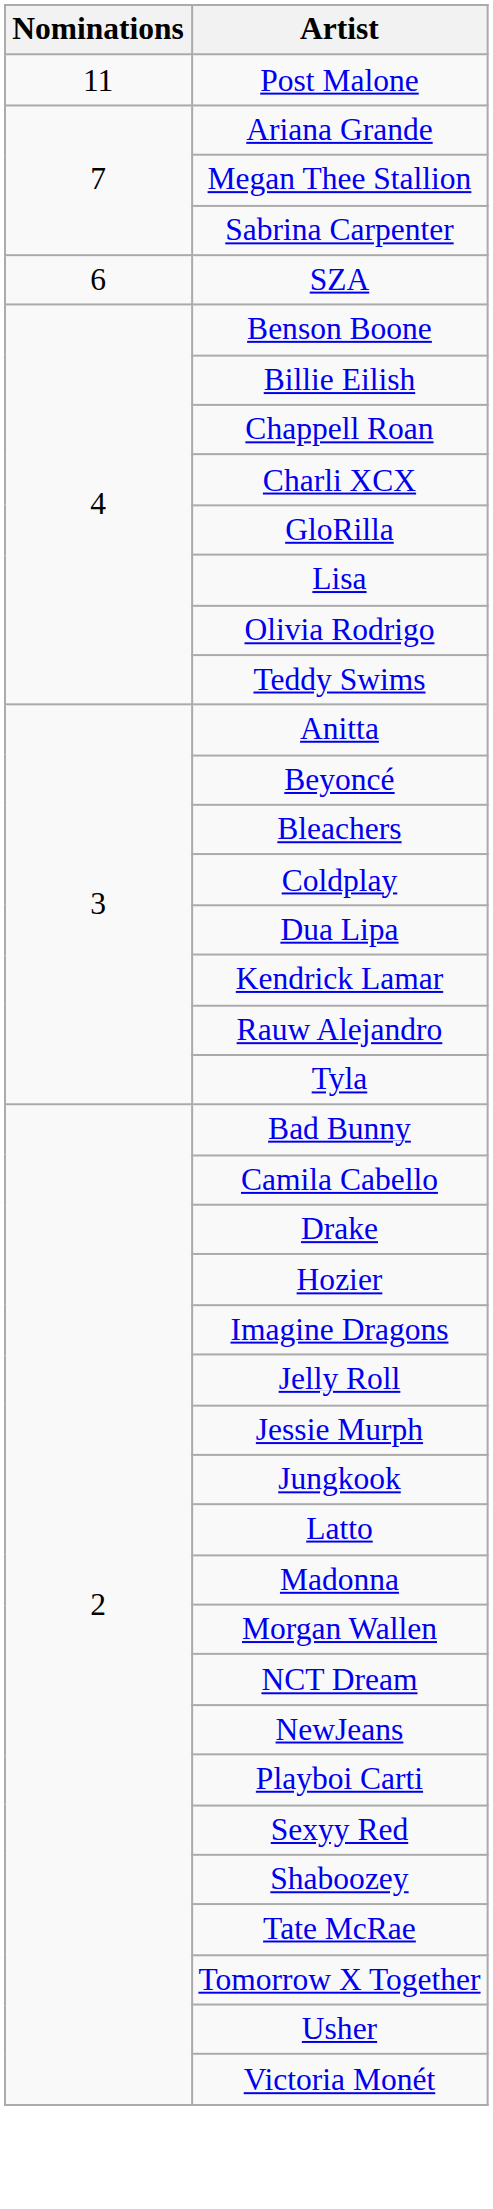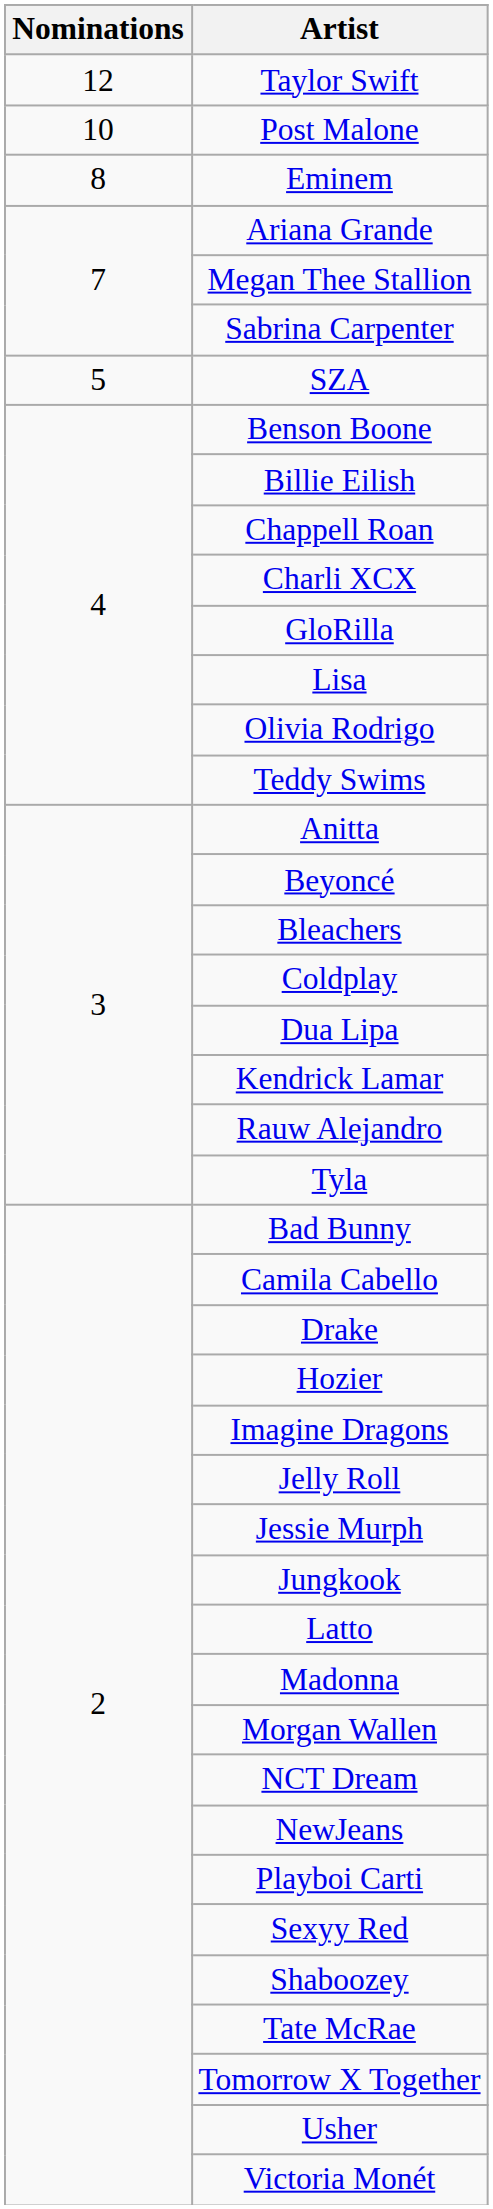+ row: (339, 79)
(98, 79) 11 -> (98, 129) 10
+ row: (339, 179)
(98, 279) 6 -> (98, 379) 5
